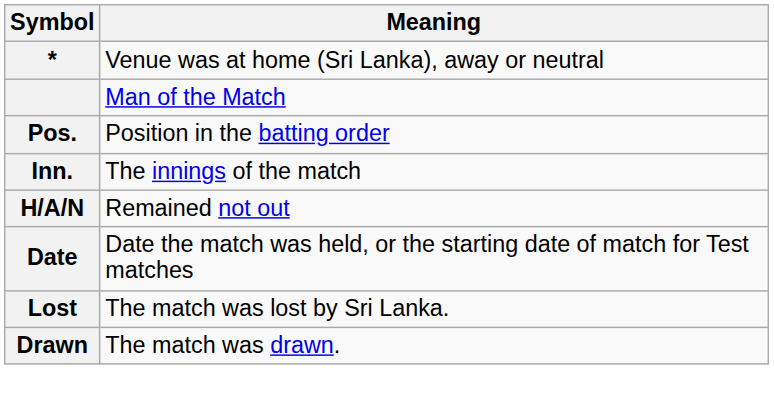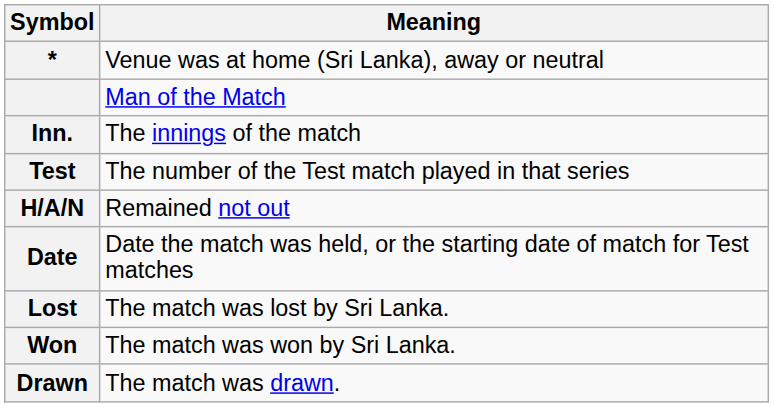- row: (52, 134)
+ row: (52, 171)
+ row: (52, 345)
